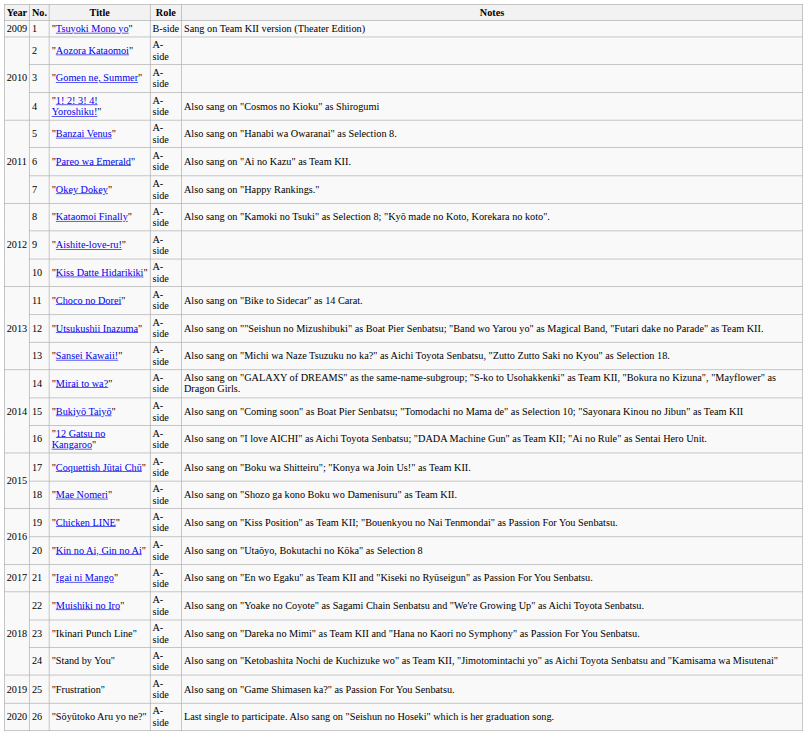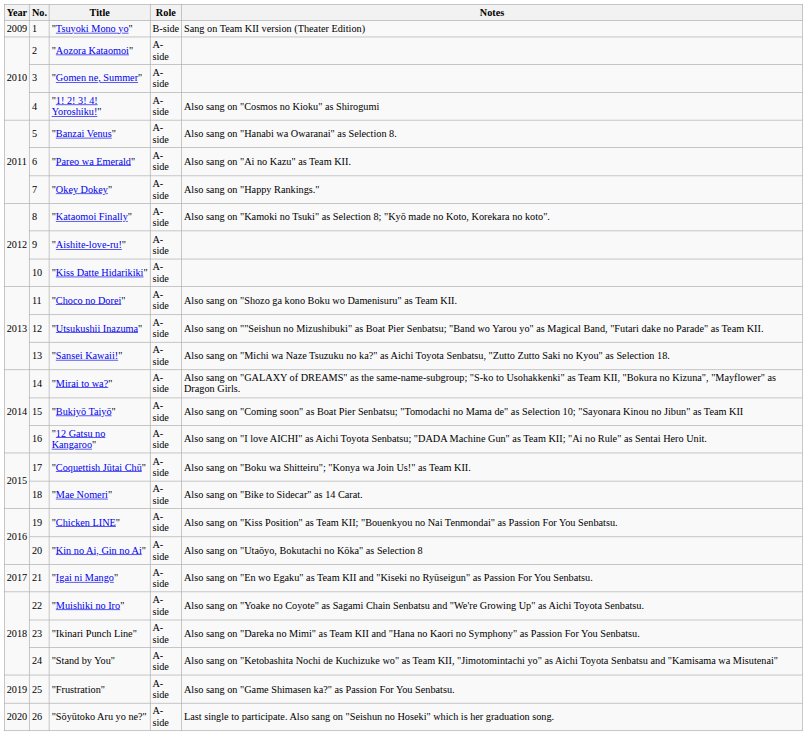(273, 300) Also sang on "Bike to Sidecar" as 14 Carat. -> (321, 300) Also sang on "Shozo ga kono Boku wo Damenisuru" as Team KII.
(321, 495) Also sang on "Shozo ga kono Boku wo Damenisuru" as Team KII. -> (273, 495) Also sang on "Bike to Sidecar" as 14 Carat.
